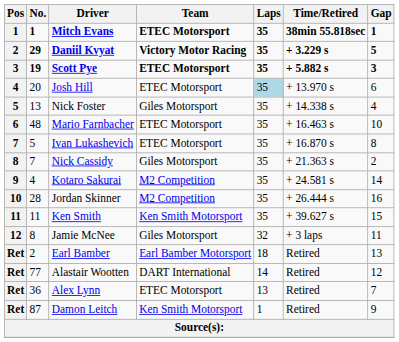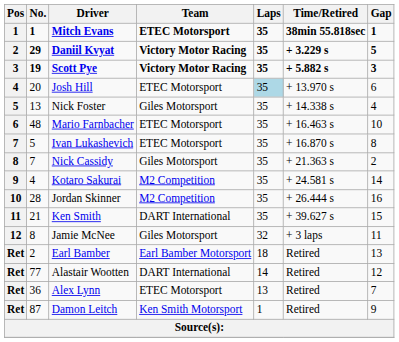(184, 69) ETEC Motorsport -> (193, 69) Victory Motor Racing
(35, 217) 11 -> (35, 217) 21
(191, 217) Ken Smith Motorsport -> (185, 217) DART International
